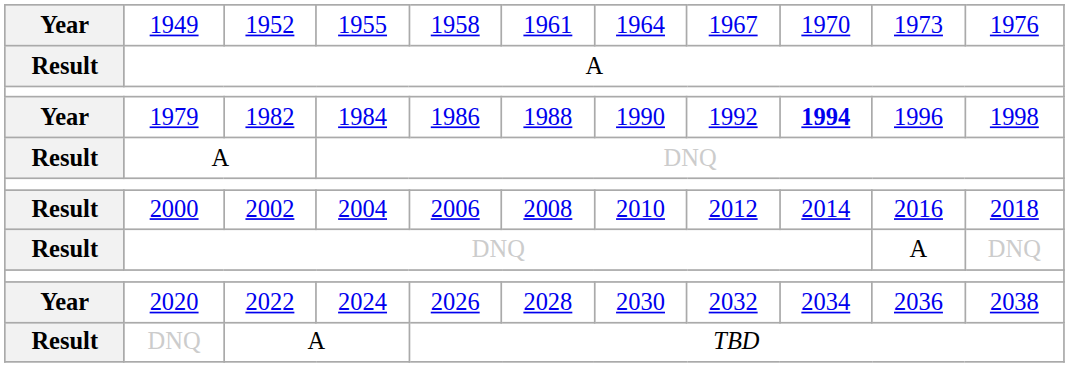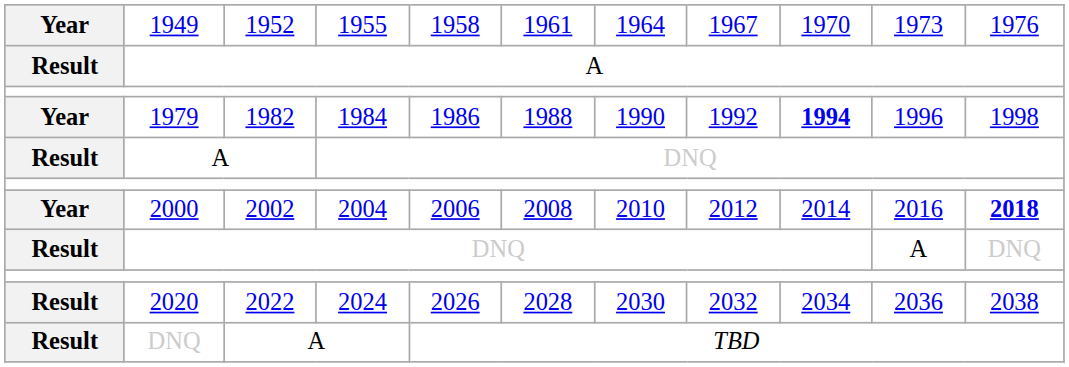(65, 209) Result -> (65, 209) Year
(1014, 209) normal -> (1014, 209) bold
(65, 301) Year -> (65, 301) Result
